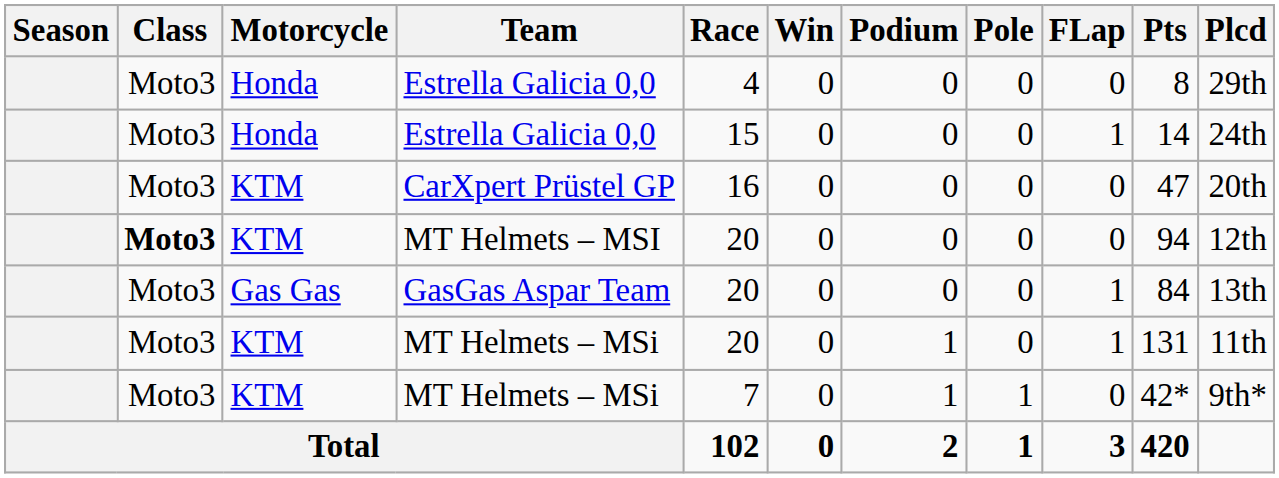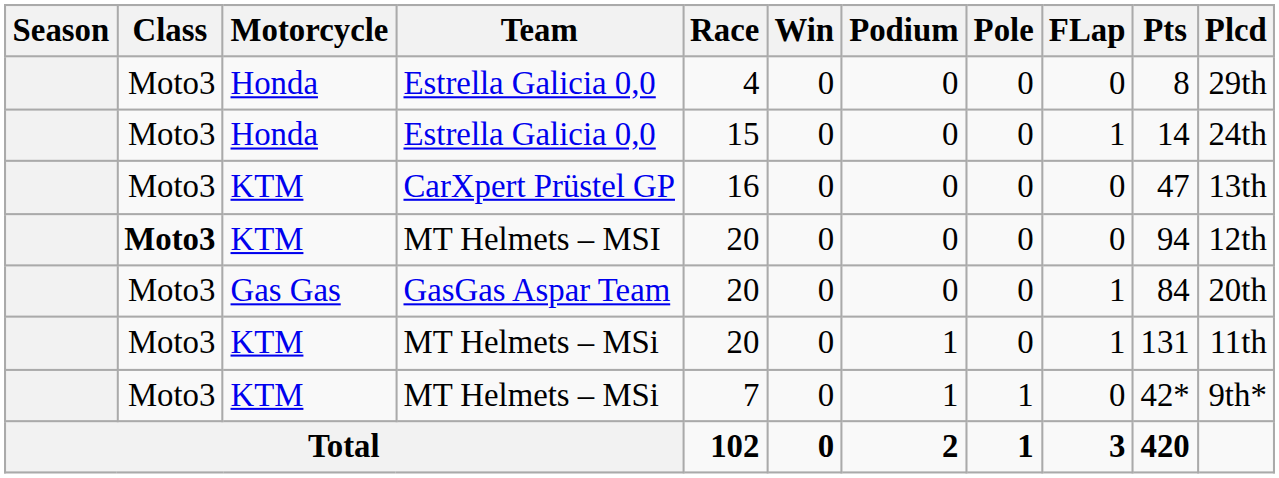(1238, 186) 20th -> (1238, 186) 13th
(1238, 290) 13th -> (1238, 290) 20th
